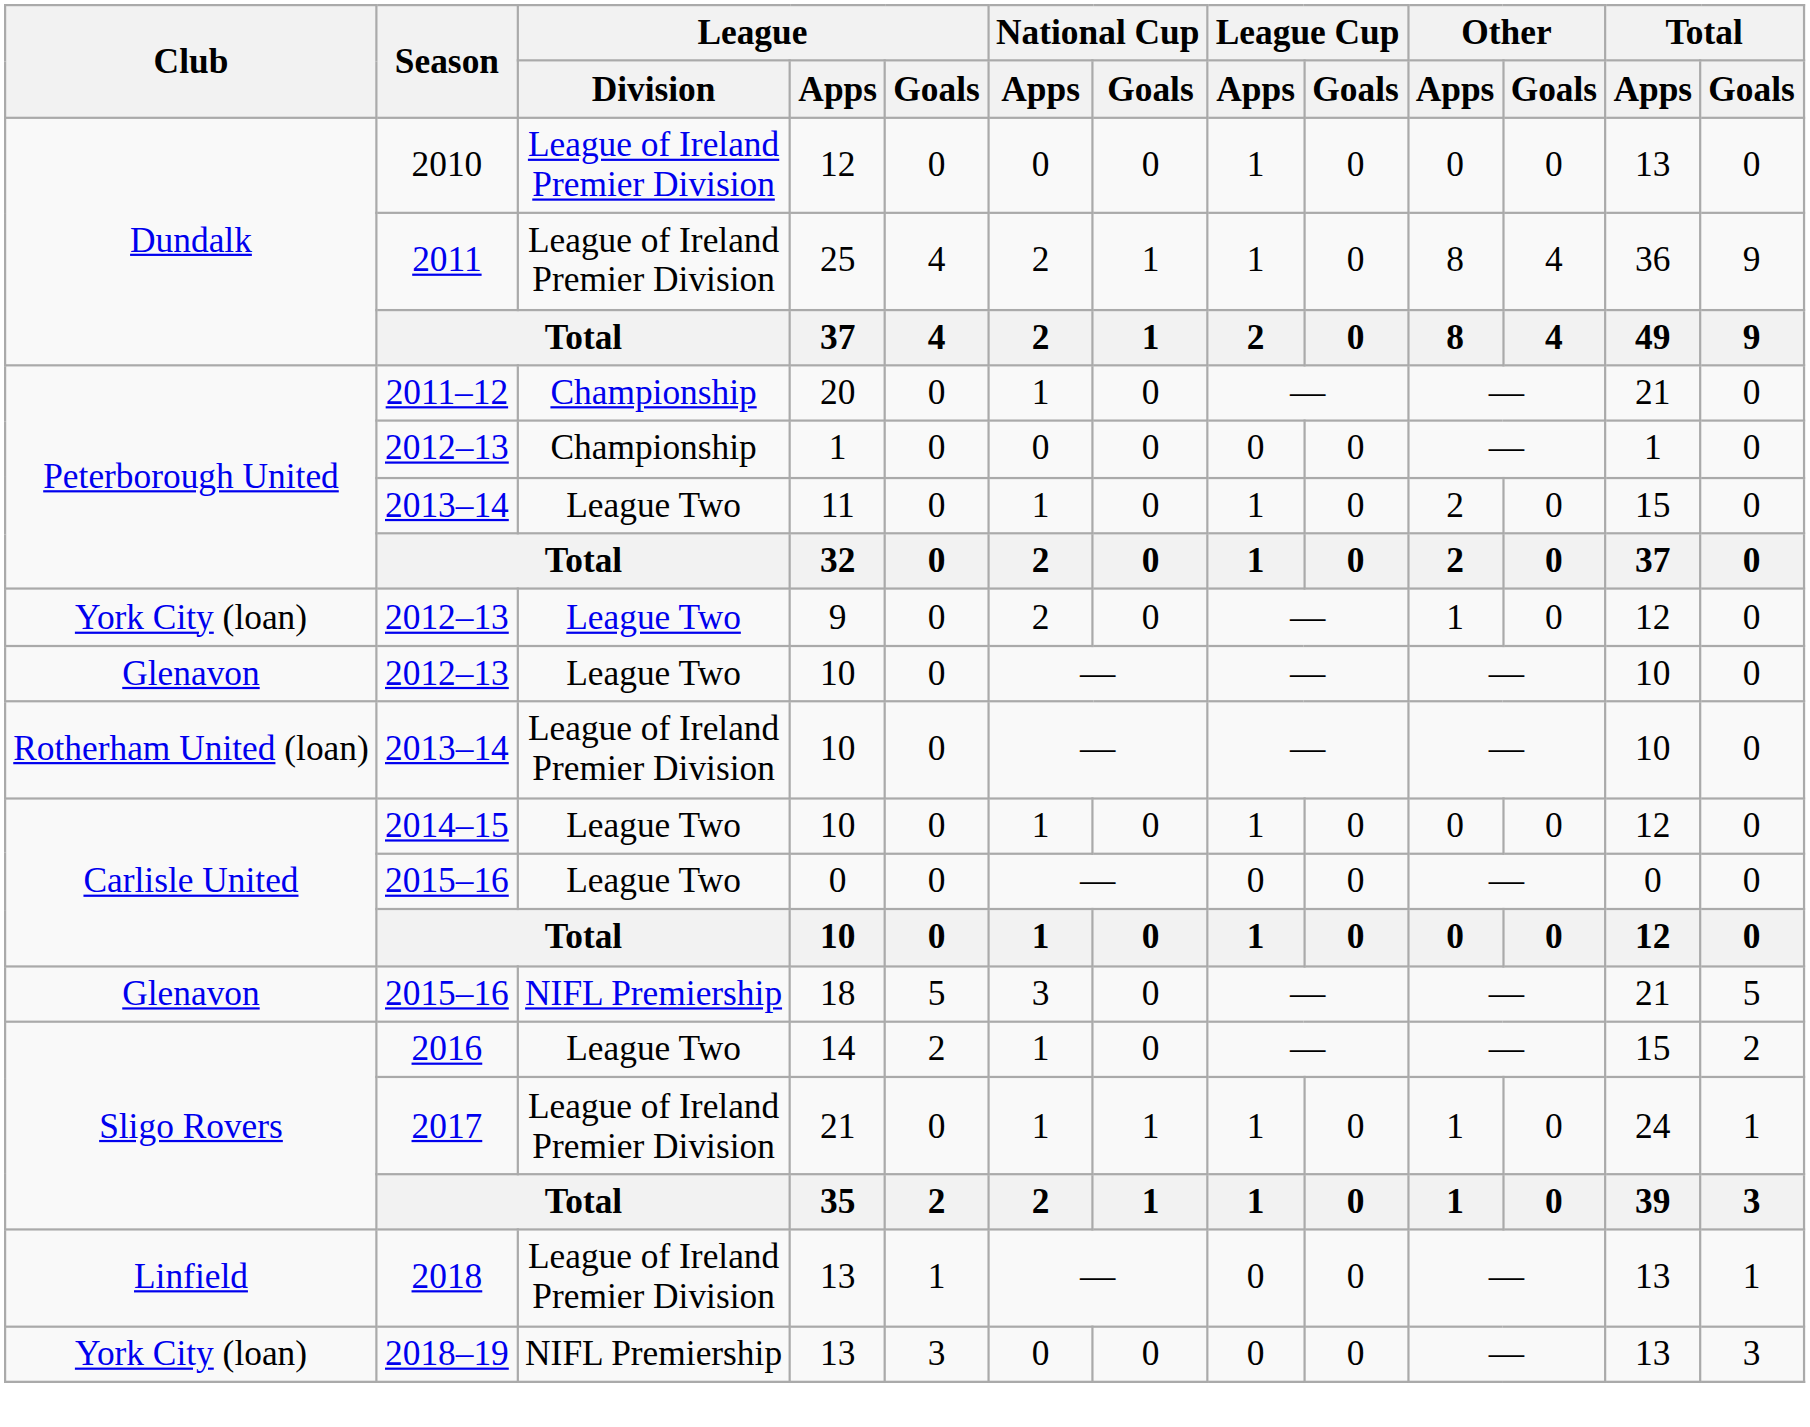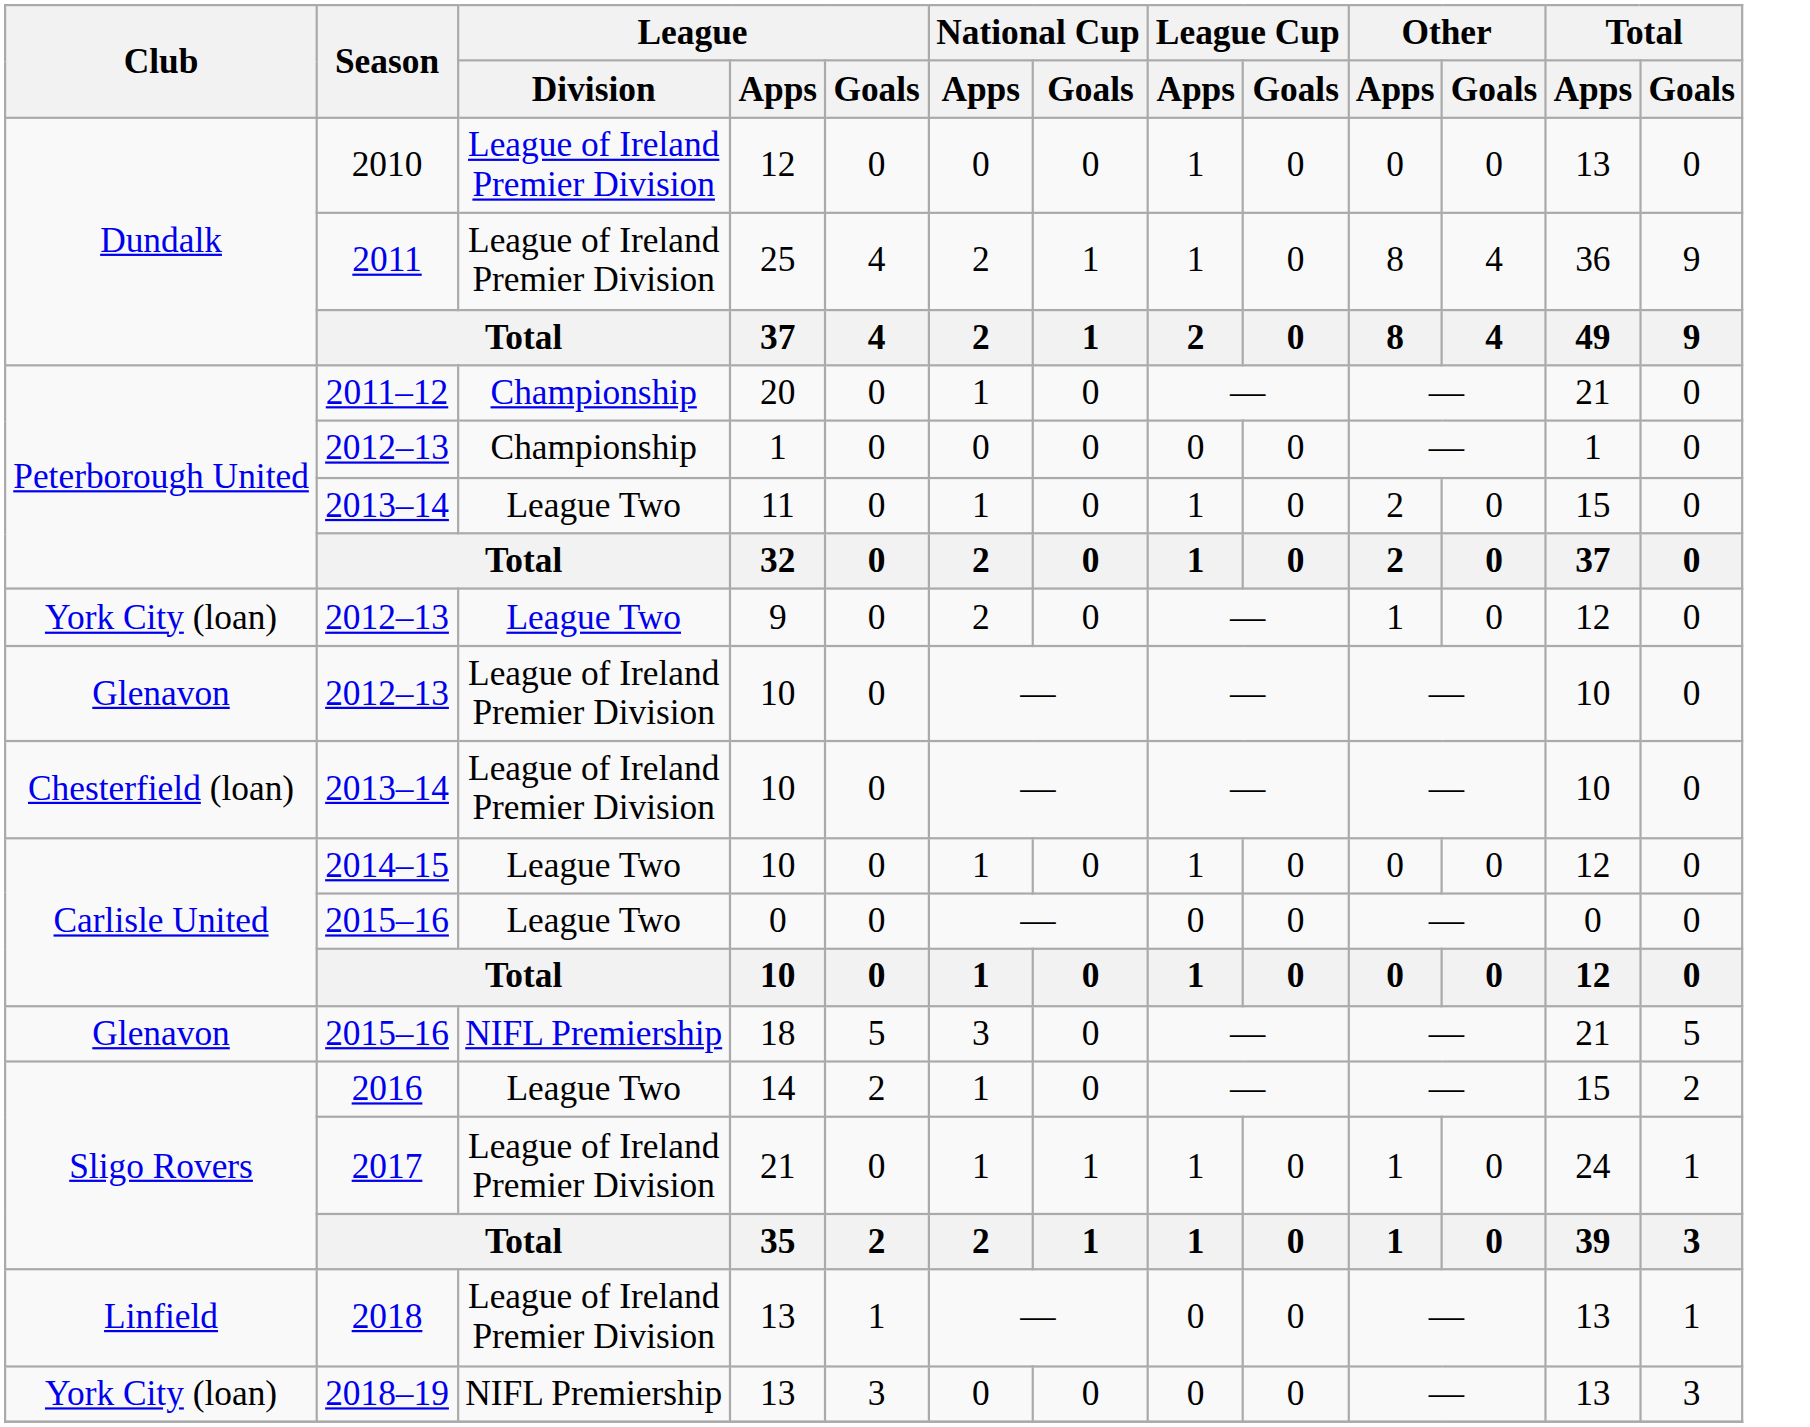(654, 672) League Two -> (594, 692) League of Ireland Premier Division
(191, 748) Rotherham United (loan) -> (161, 788) Chesterfield (loan)
